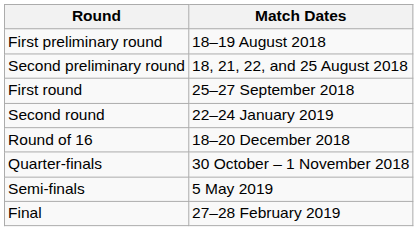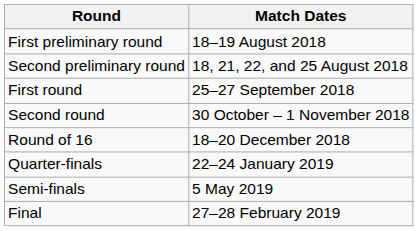(263, 115) 22–24 January 2019 -> (301, 115) 30 October – 1 November 2018
(301, 164) 30 October – 1 November 2018 -> (263, 164) 22–24 January 2019
